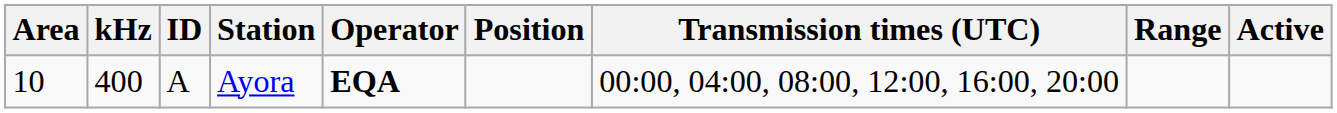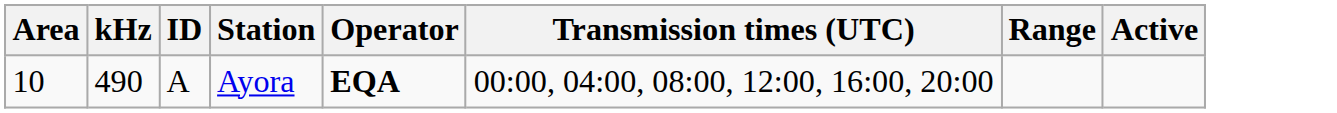- column: (529, 30)
(119, 81) 400 -> (119, 81) 490
